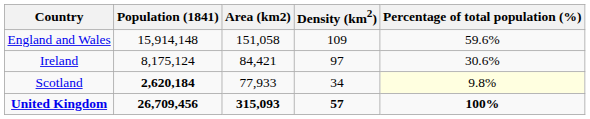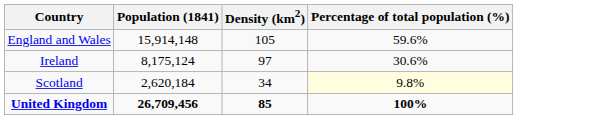- column: (258, 16)
(337, 40) 109 -> (265, 40) 105
(168, 82) bold -> (168, 82) normal
(337, 104) 57 -> (265, 104) 85
